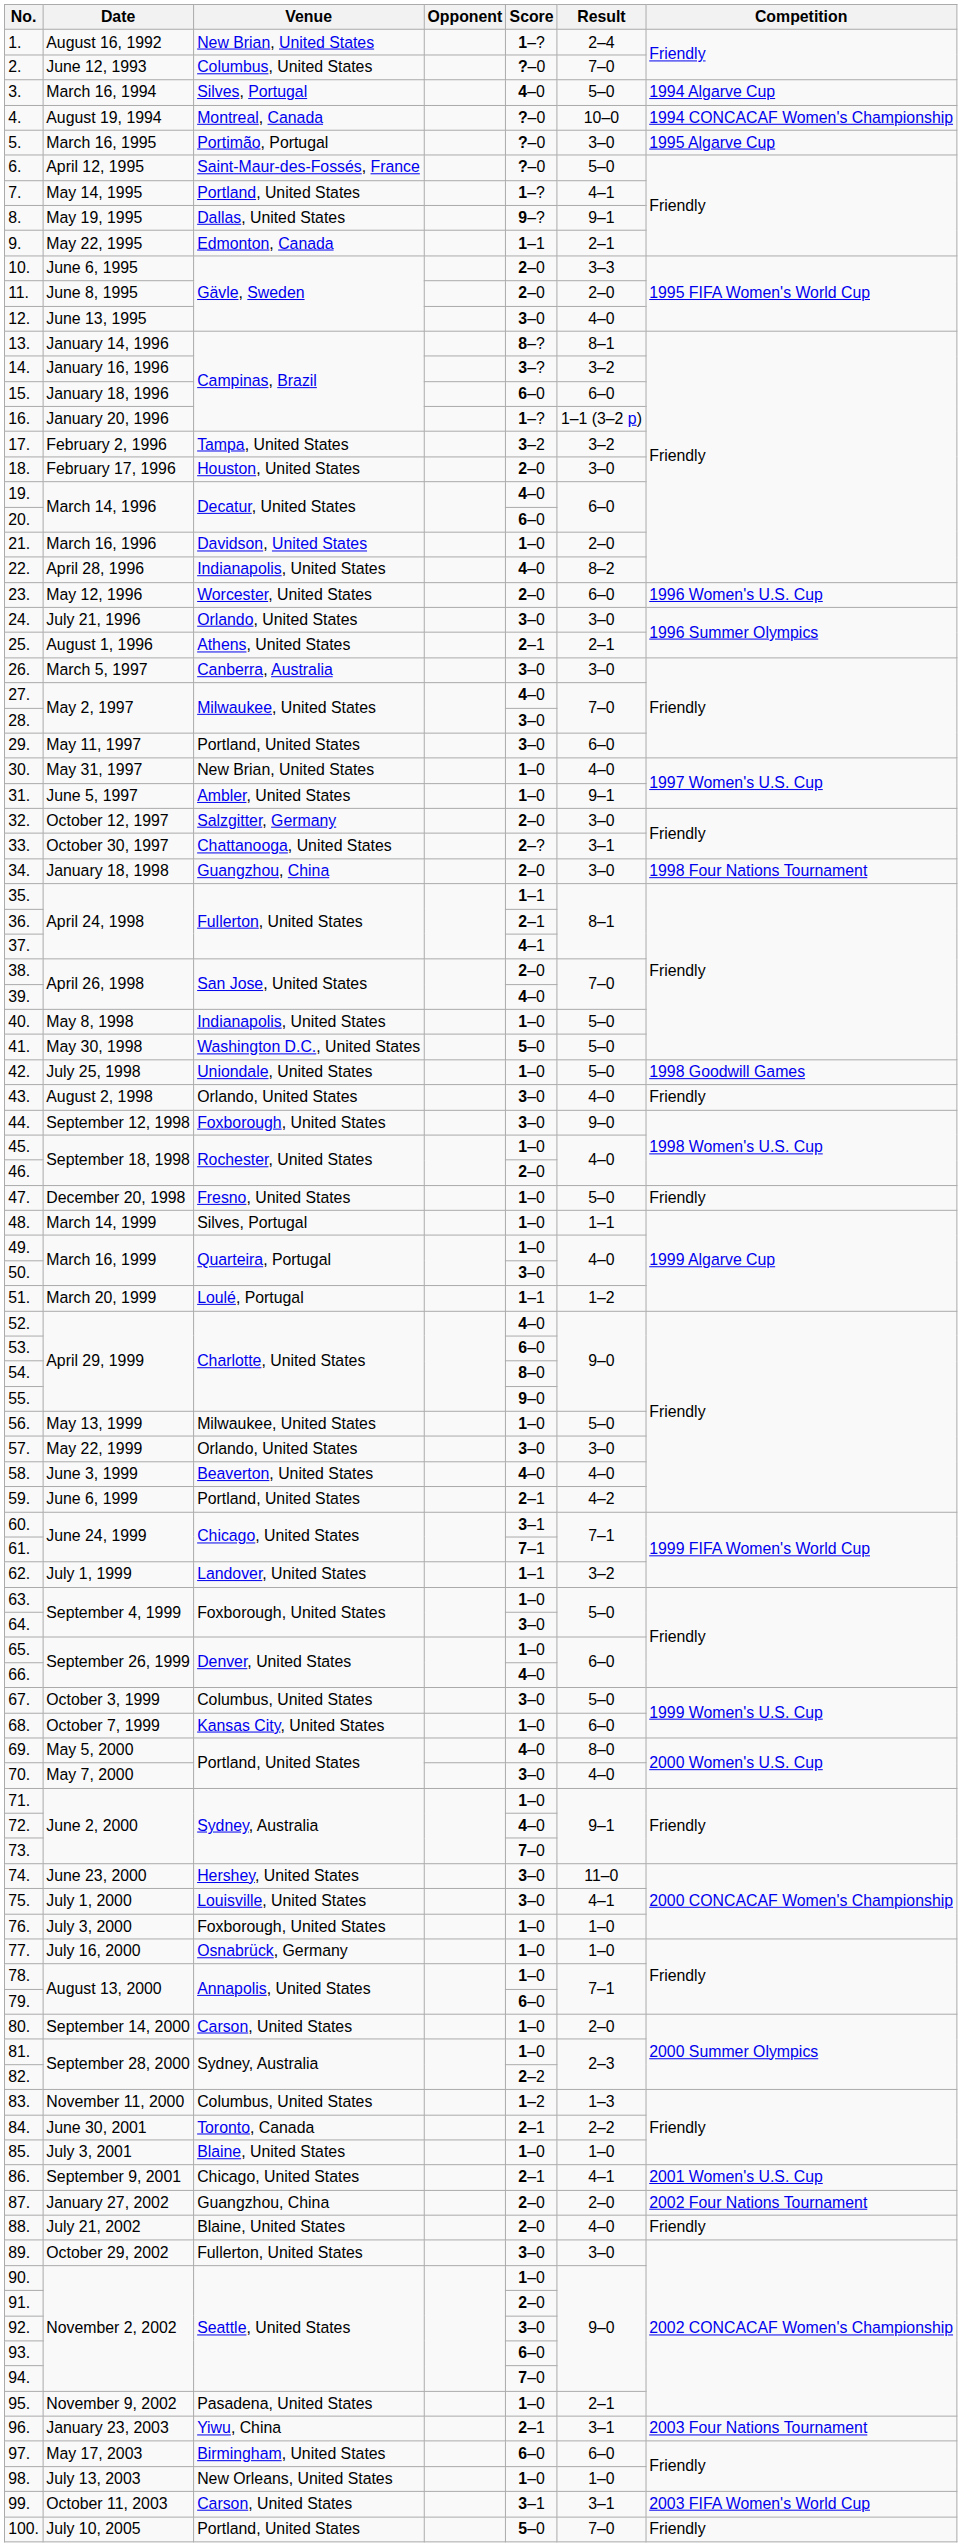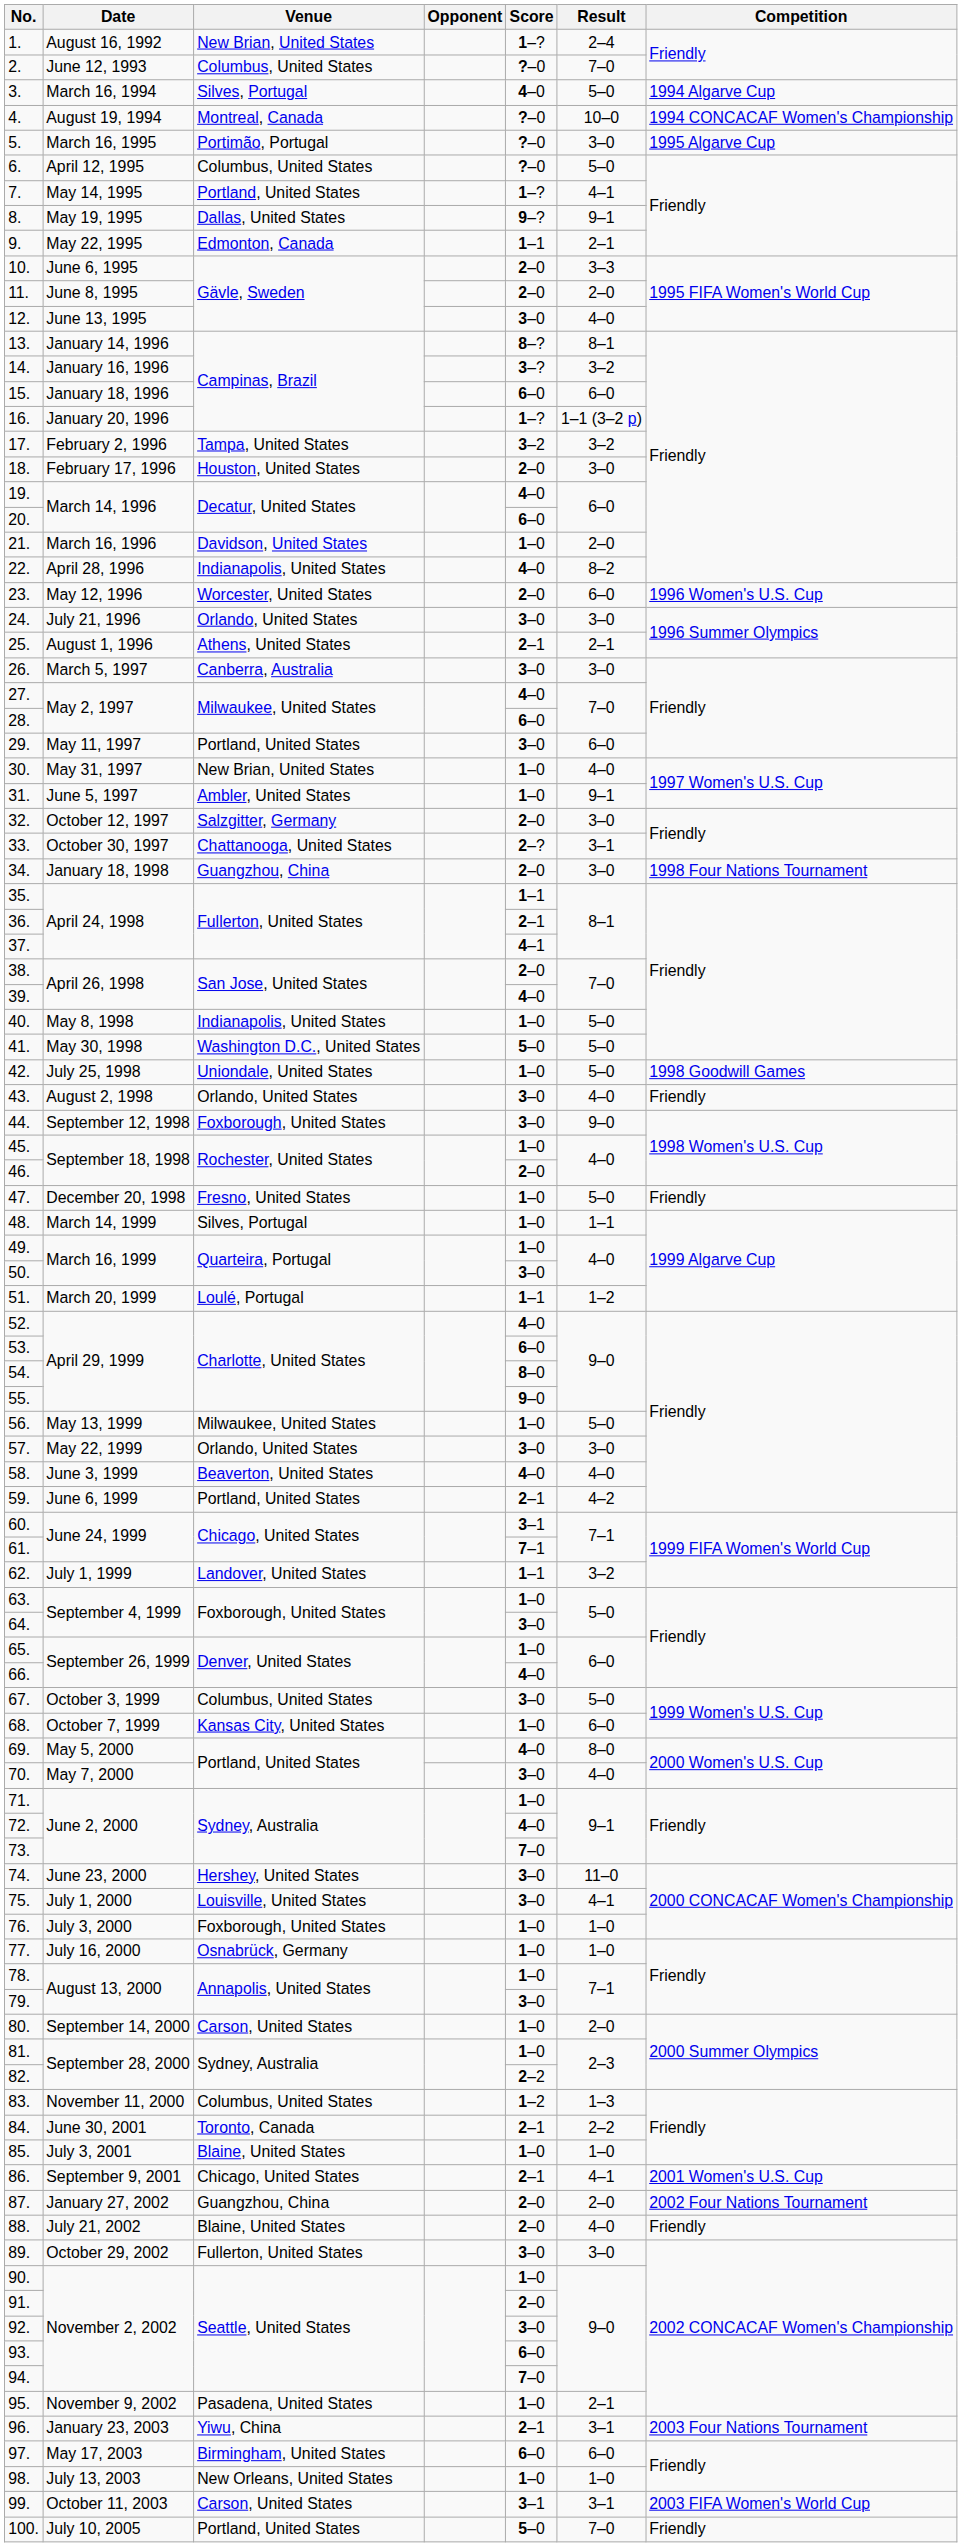(308, 167) Saint-Maur-des-Fossés, France -> (285, 167) Columbus, United States
(532, 720) 3–0 -> (532, 720) 6–0
(532, 2001) 6–0 -> (532, 2001) 3–0
